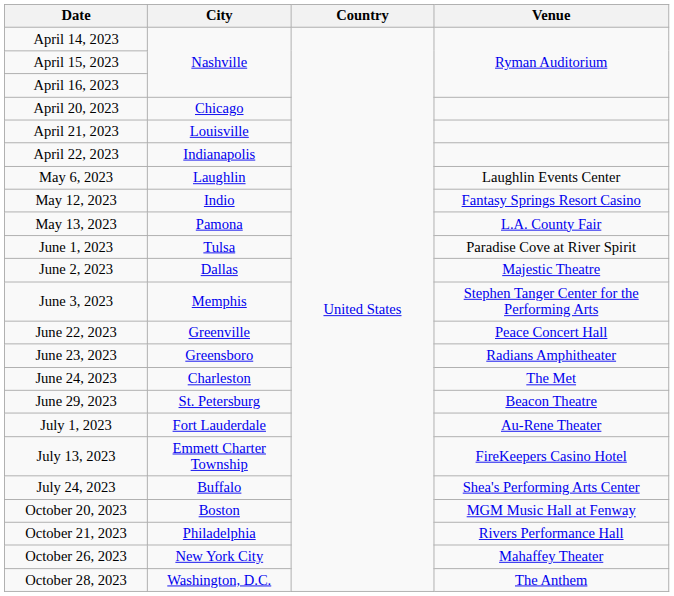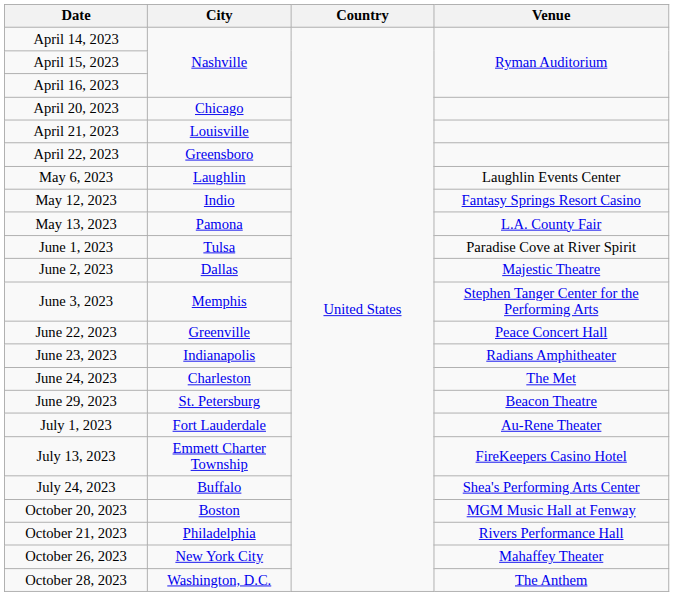(219, 154) Indianapolis -> (219, 154) Greensboro
(219, 355) Greensboro -> (219, 355) Indianapolis
